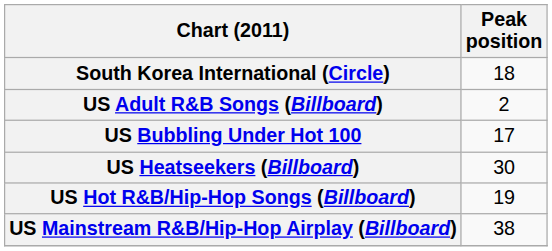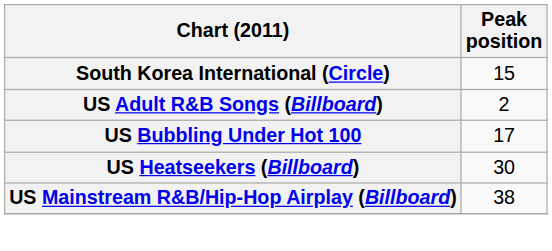(504, 73) 18 -> (504, 73) 15
- row: (233, 198)
